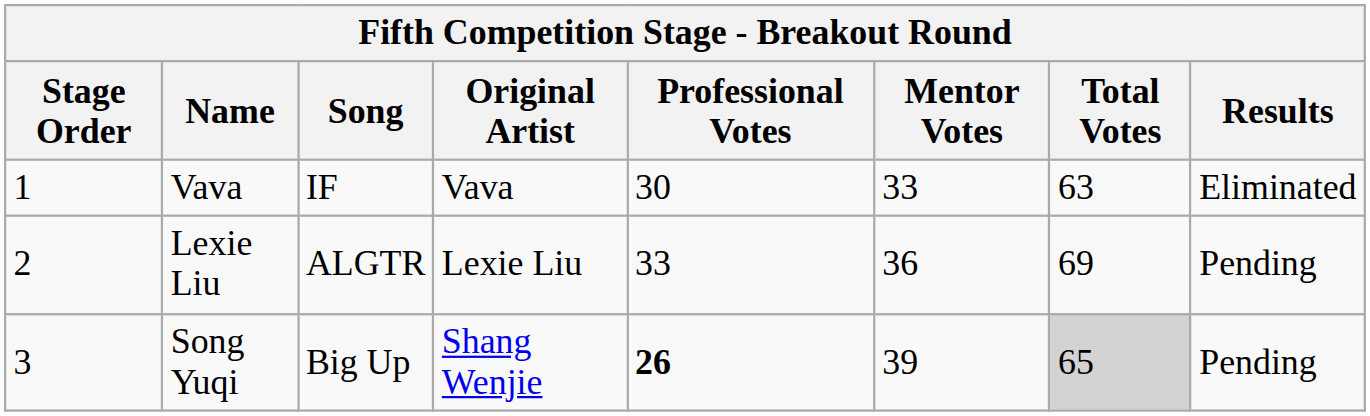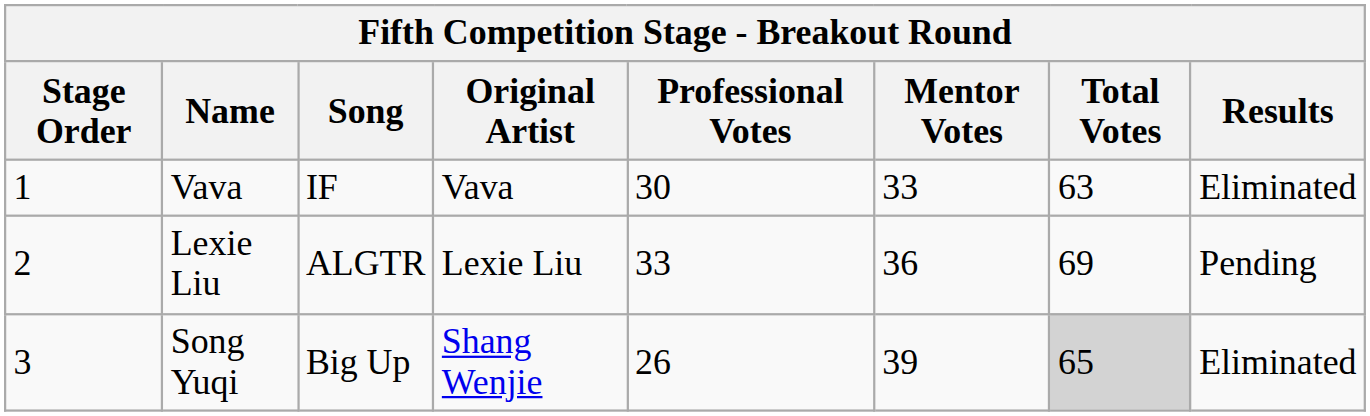(653, 361) bold -> (653, 361) normal
(1258, 361) Pending -> (1278, 361) Eliminated
